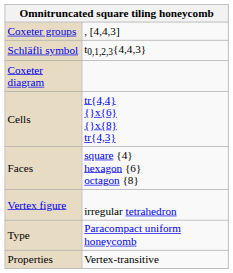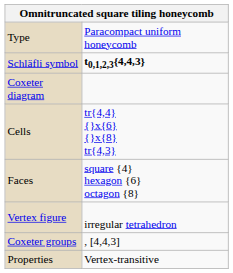rows swapped: (19, 235) <-> (42, 31)
(115, 50) normal -> (115, 63) bold
